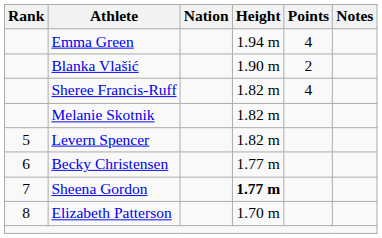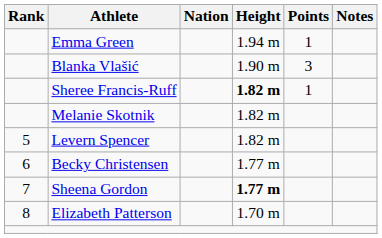(308, 41) 4 -> (308, 41) 1
(308, 66) 2 -> (308, 66) 3
(258, 90) normal -> (258, 90) bold
(308, 90) 4 -> (308, 90) 1
